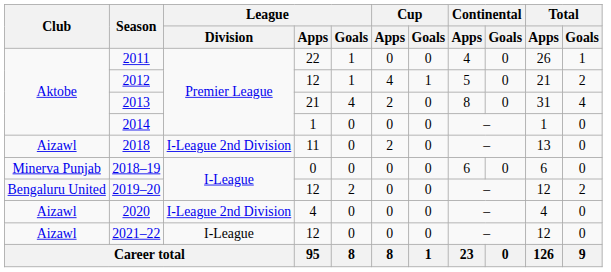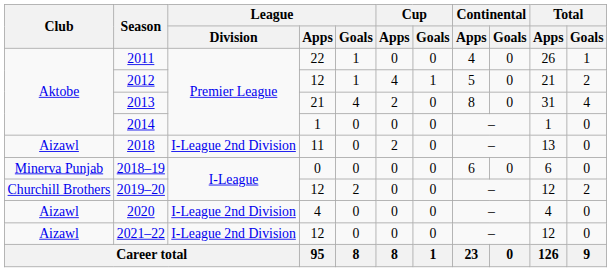(57, 189) Bengaluru United -> (59, 189) Churchill Brothers
(229, 233) I-League -> (234, 233) I-League 2nd Division
